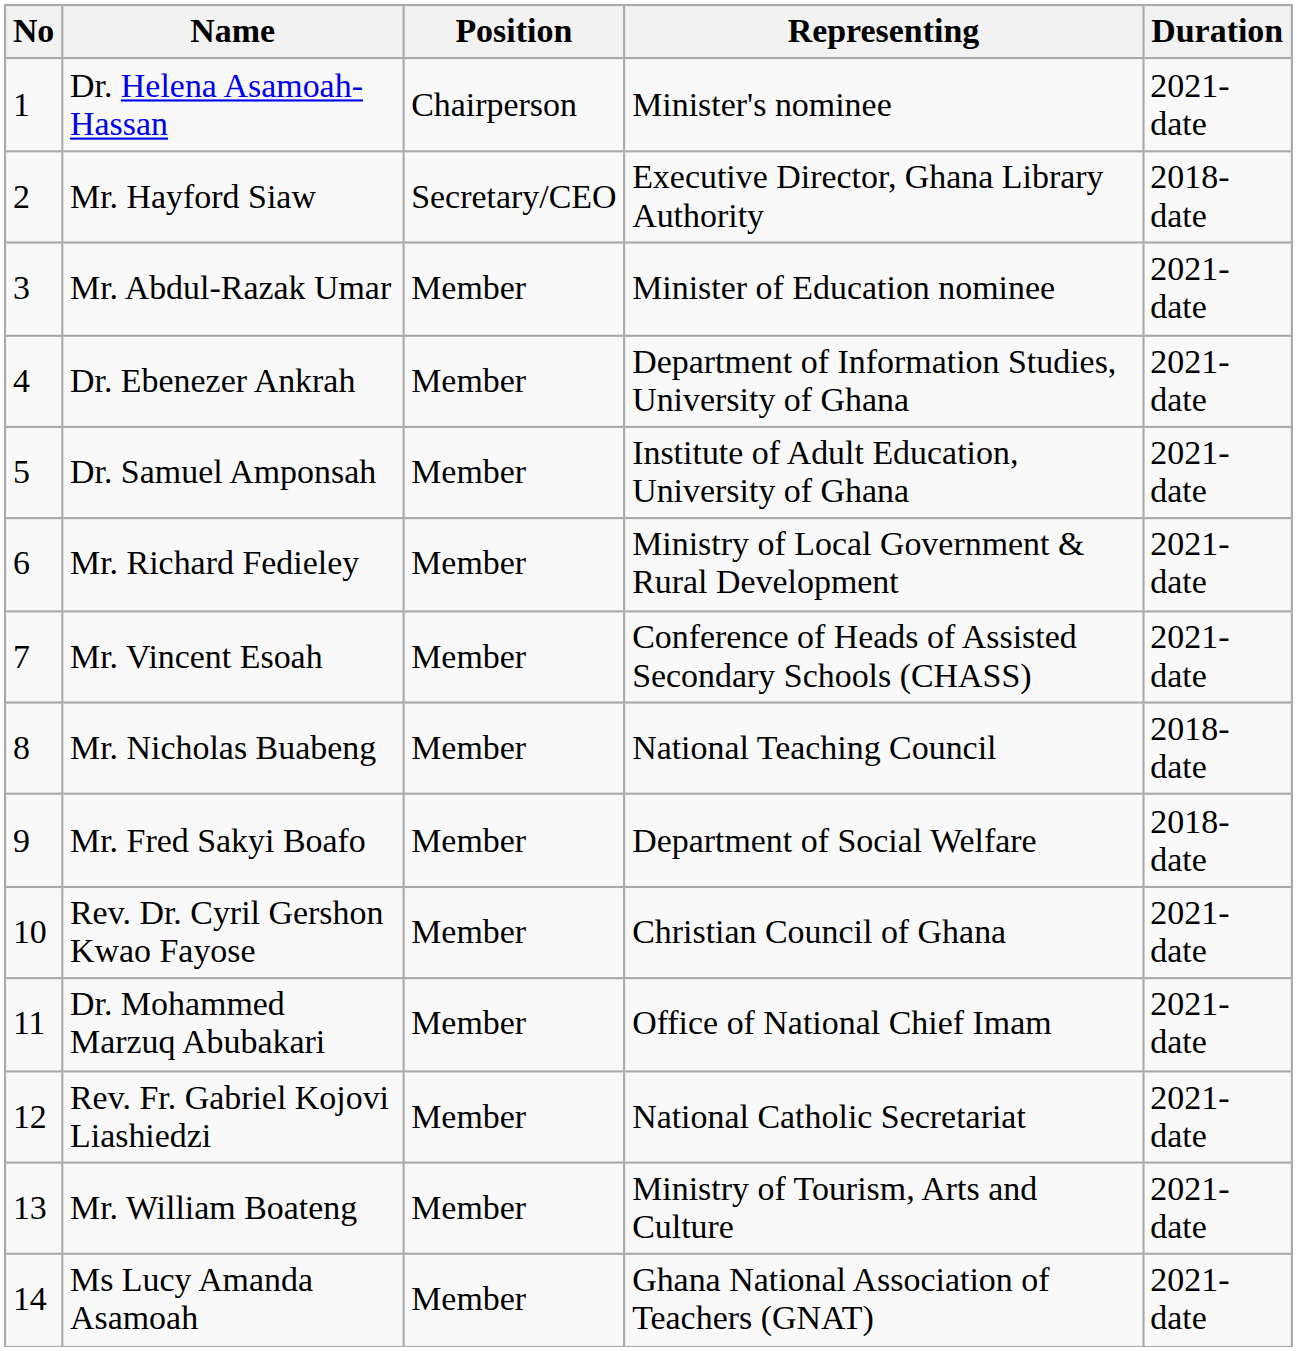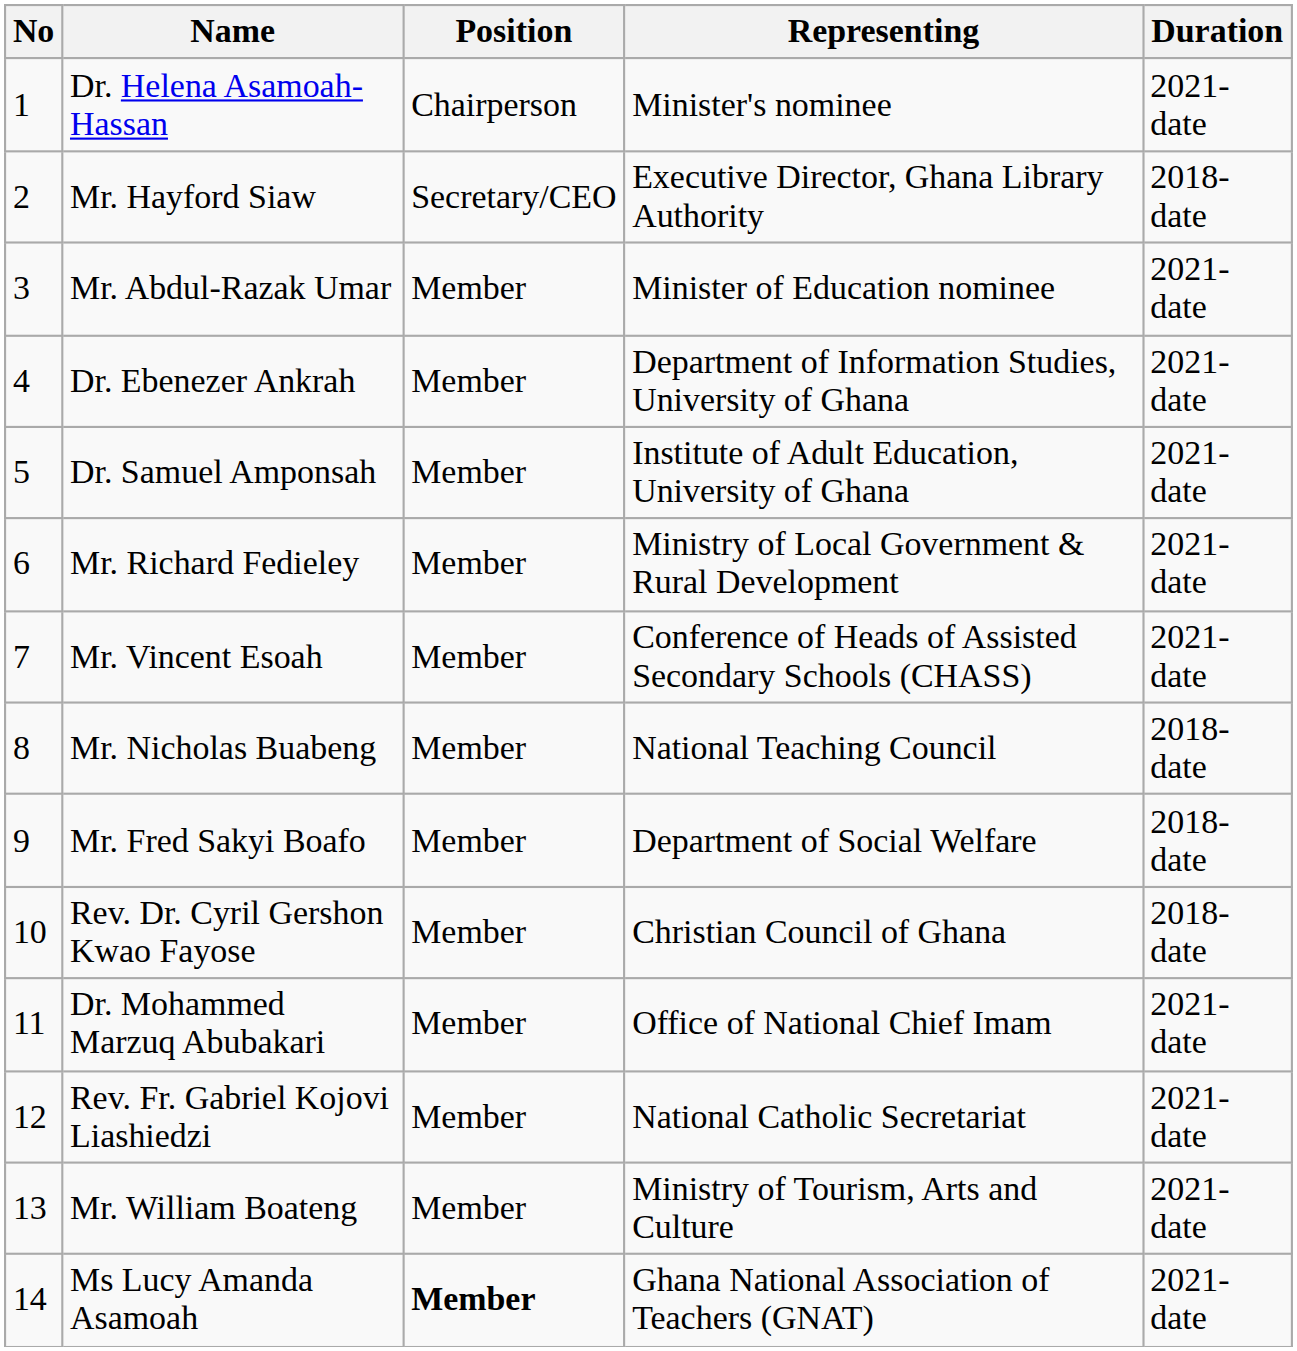(1190, 931) 2021-date -> (1190, 931) 2018-date
(469, 1299) normal -> (473, 1299) bold
